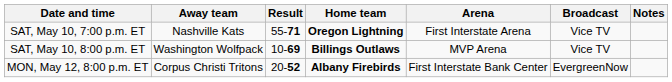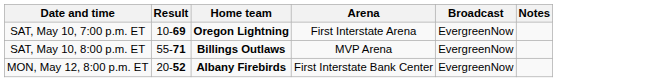- column: (208, 13)
(285, 31) 55-71 -> (171, 31) 10-69
(590, 31) Vice TV -> (476, 31) EvergreenNow
(285, 49) 10-69 -> (171, 49) 55-71
(590, 49) Vice TV -> (476, 49) EvergreenNow
